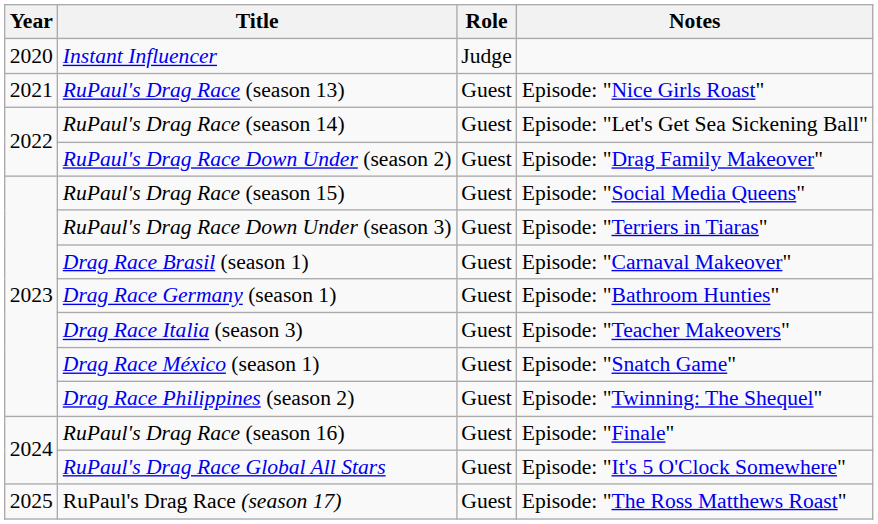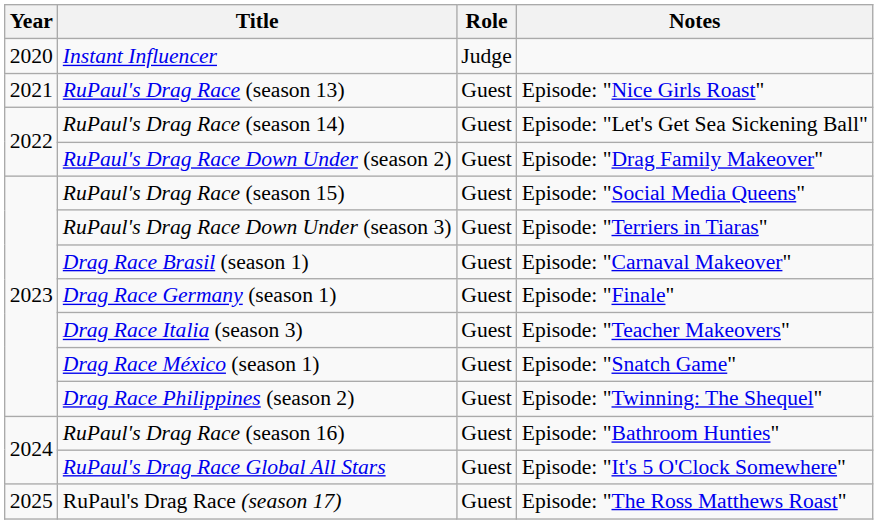(650, 295) Episode: "Bathroom Hunties" -> (598, 295) Episode: "Finale"
(598, 432) Episode: "Finale" -> (650, 432) Episode: "Bathroom Hunties"
